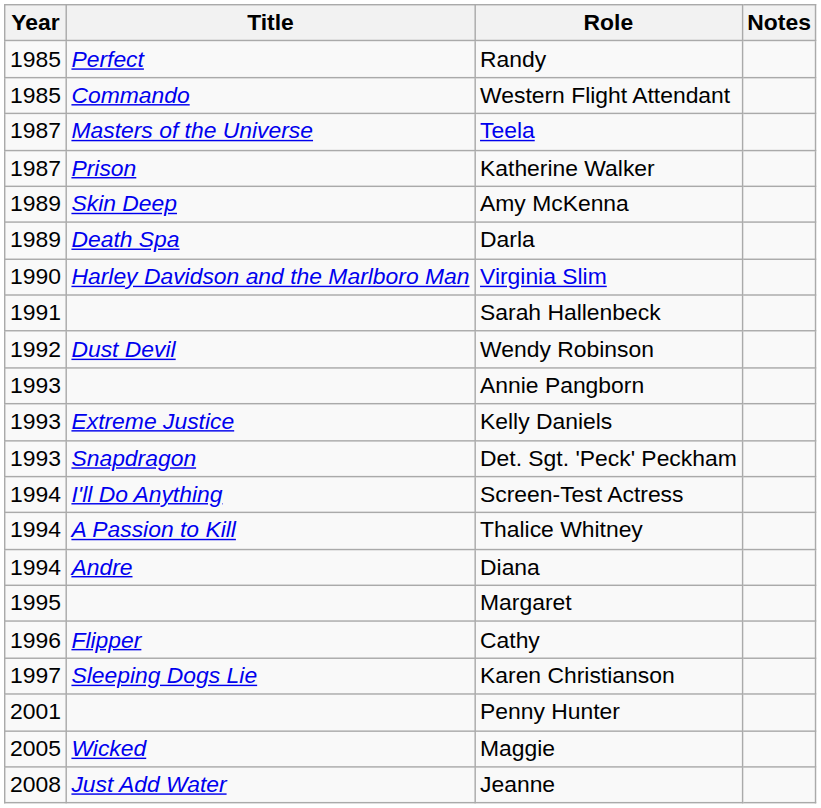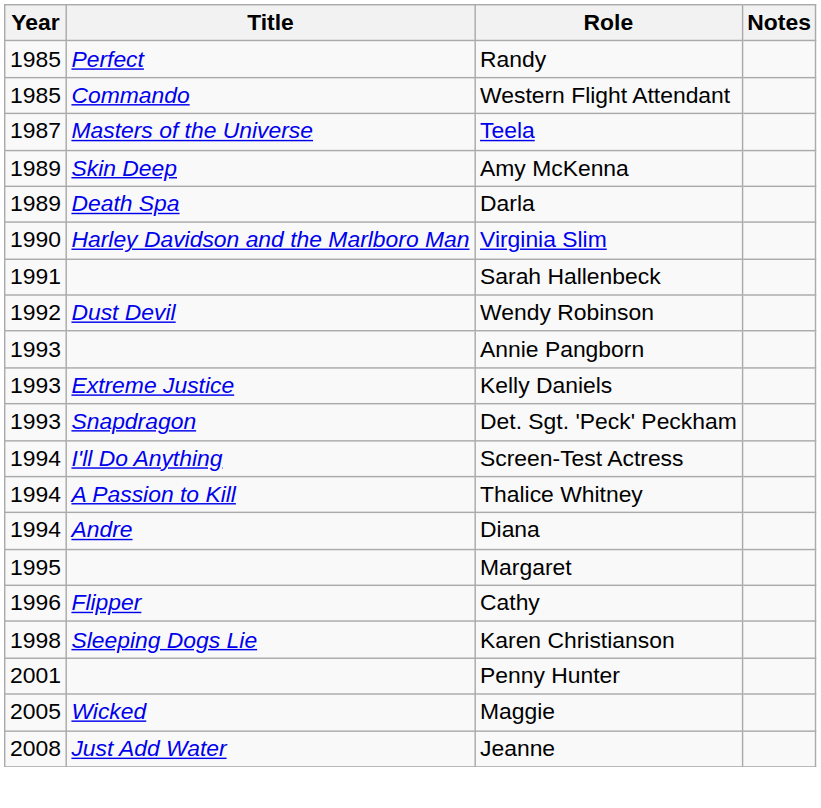- row: (567, 167)
(35, 675) 1997 -> (35, 639) 1998
